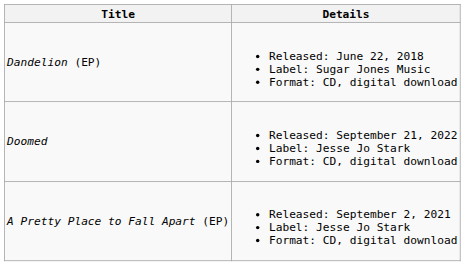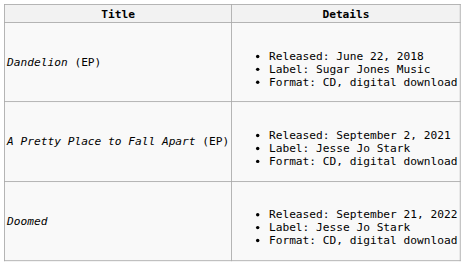rows swapped: (118, 221) <-> (27, 142)
